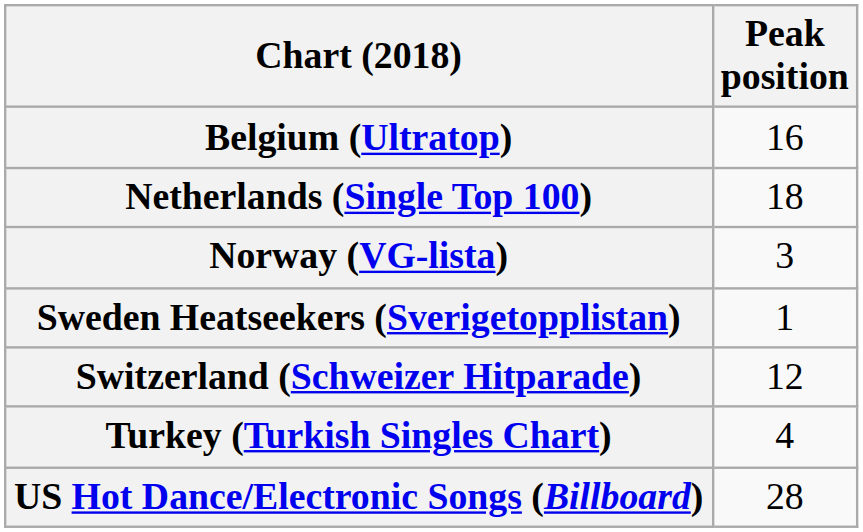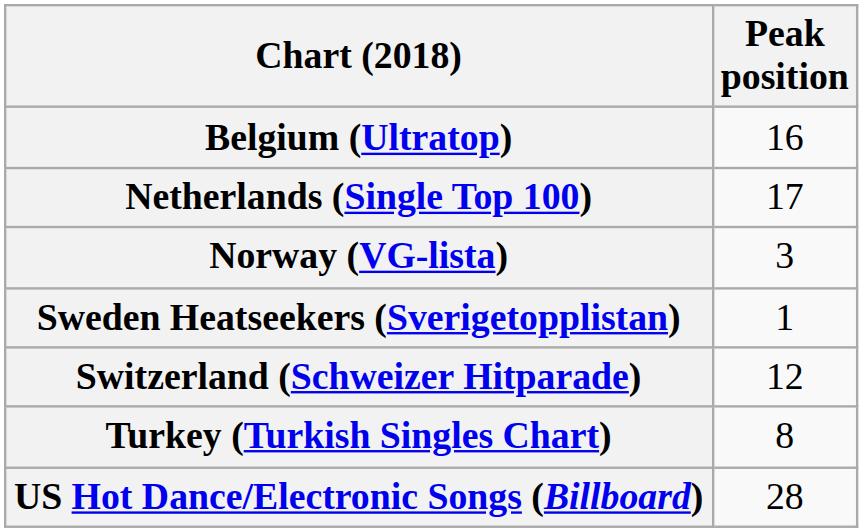(785, 196) 18 -> (785, 196) 17
(785, 436) 4 -> (785, 436) 8
